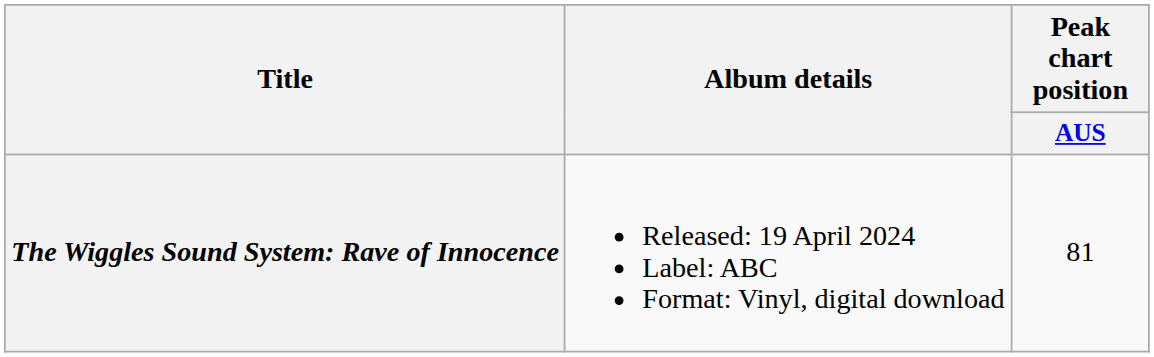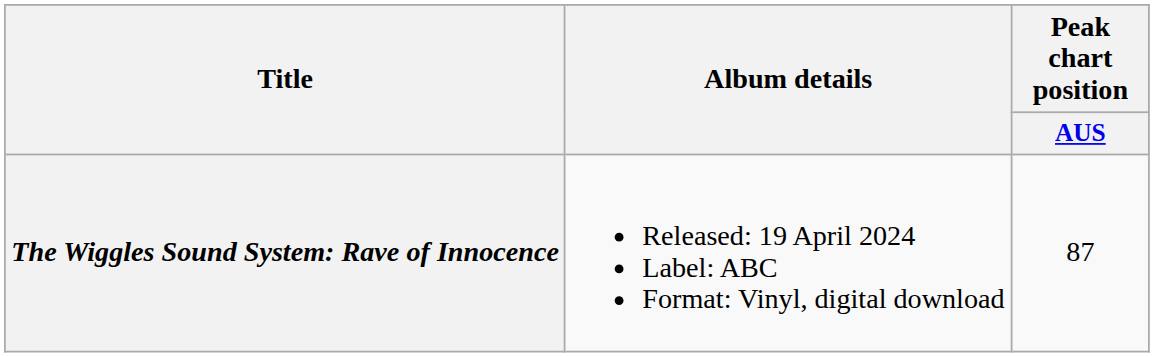(1080, 252) 81 -> (1080, 252) 87
